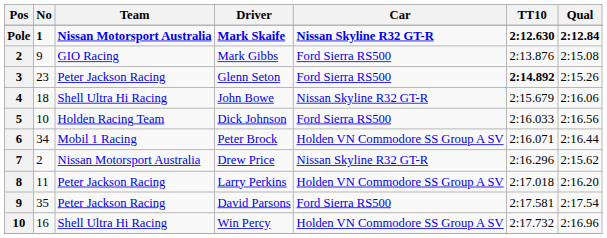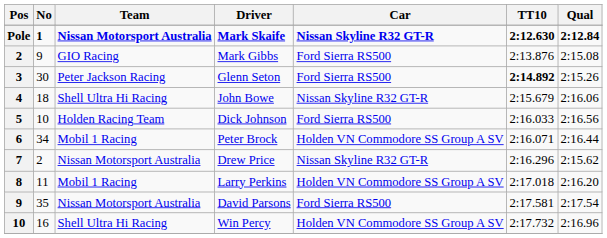(43, 77) 23 -> (43, 77) 30
(111, 181) Peter Jackson Racing -> (97, 181) Mobil 1 Racing
(111, 202) Peter Jackson Racing -> (129, 202) Nissan Motorsport Australia
